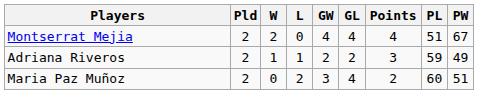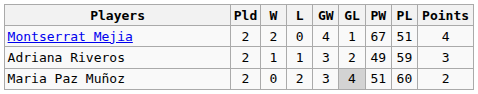columns swapped: (461, 15) <-> (393, 15)
(352, 36) 4 -> (352, 36) 1
(326, 57) 2 -> (326, 57) 3
(352, 79) no background -> (352, 79) lightgrey background
